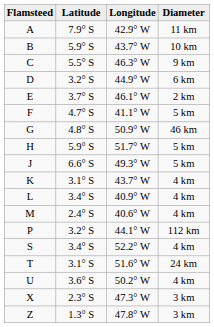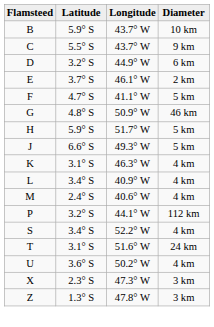- row: (30, 29)
(132, 63) 46.3° W -> (132, 46) 43.7° W
(132, 180) 43.7° W -> (132, 163) 46.3° W
